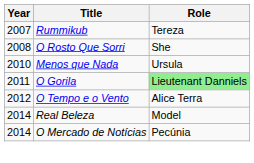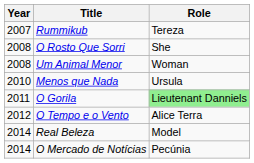+ row: (79, 64)
